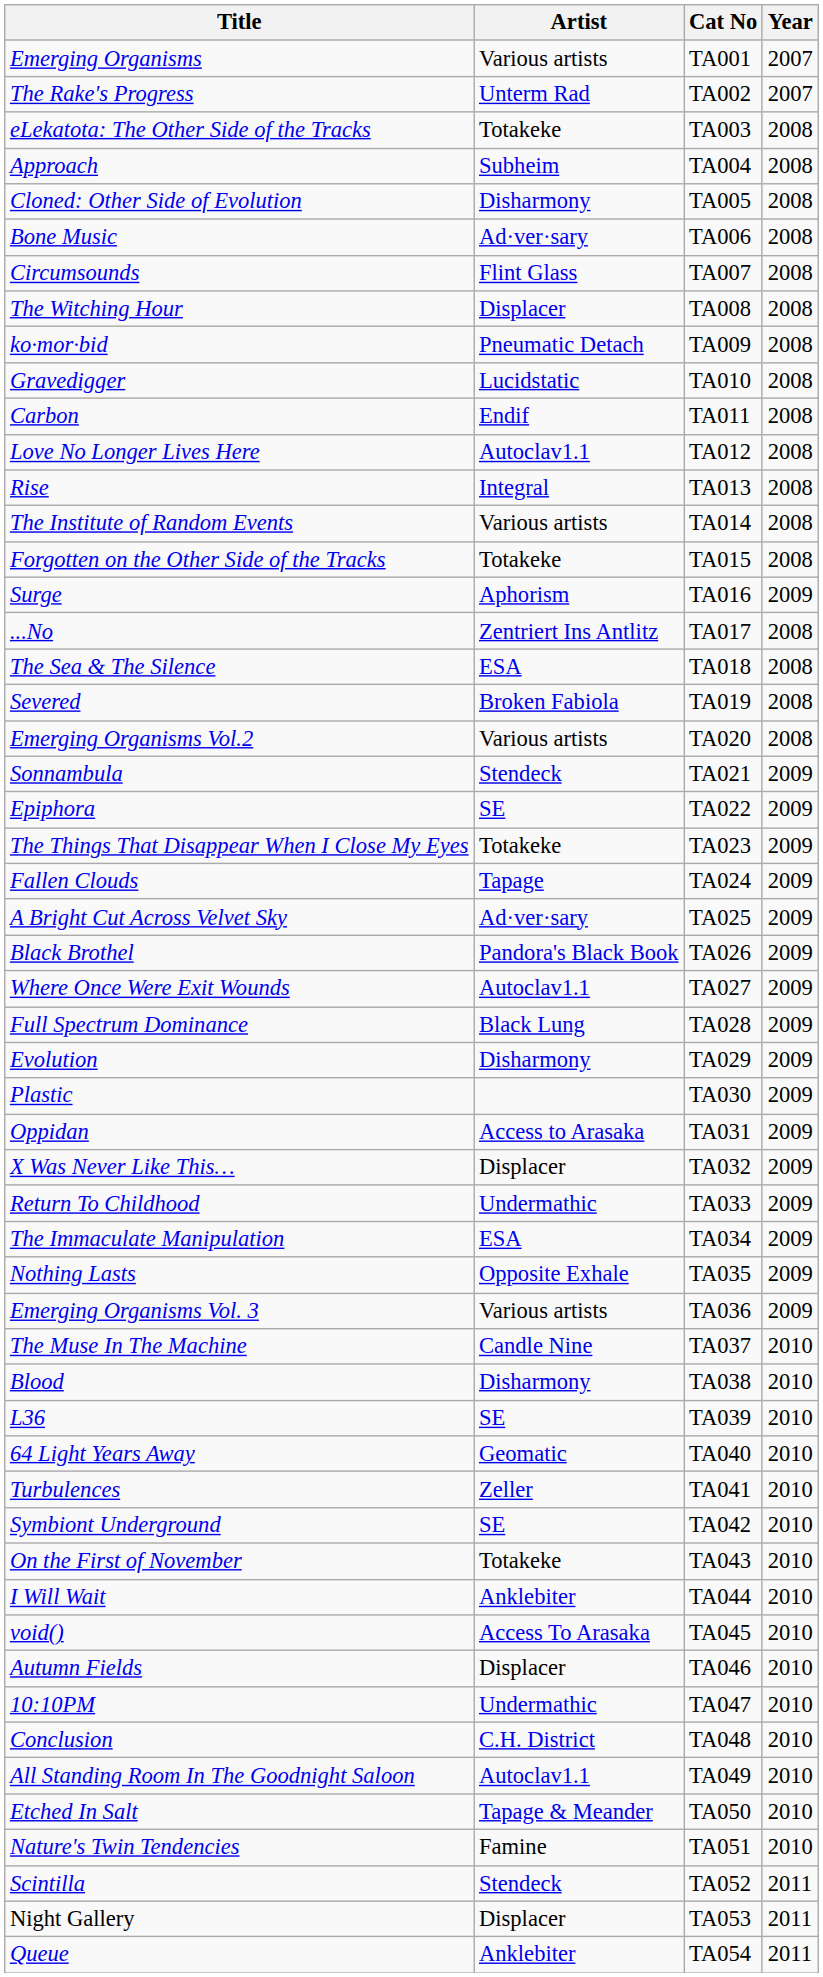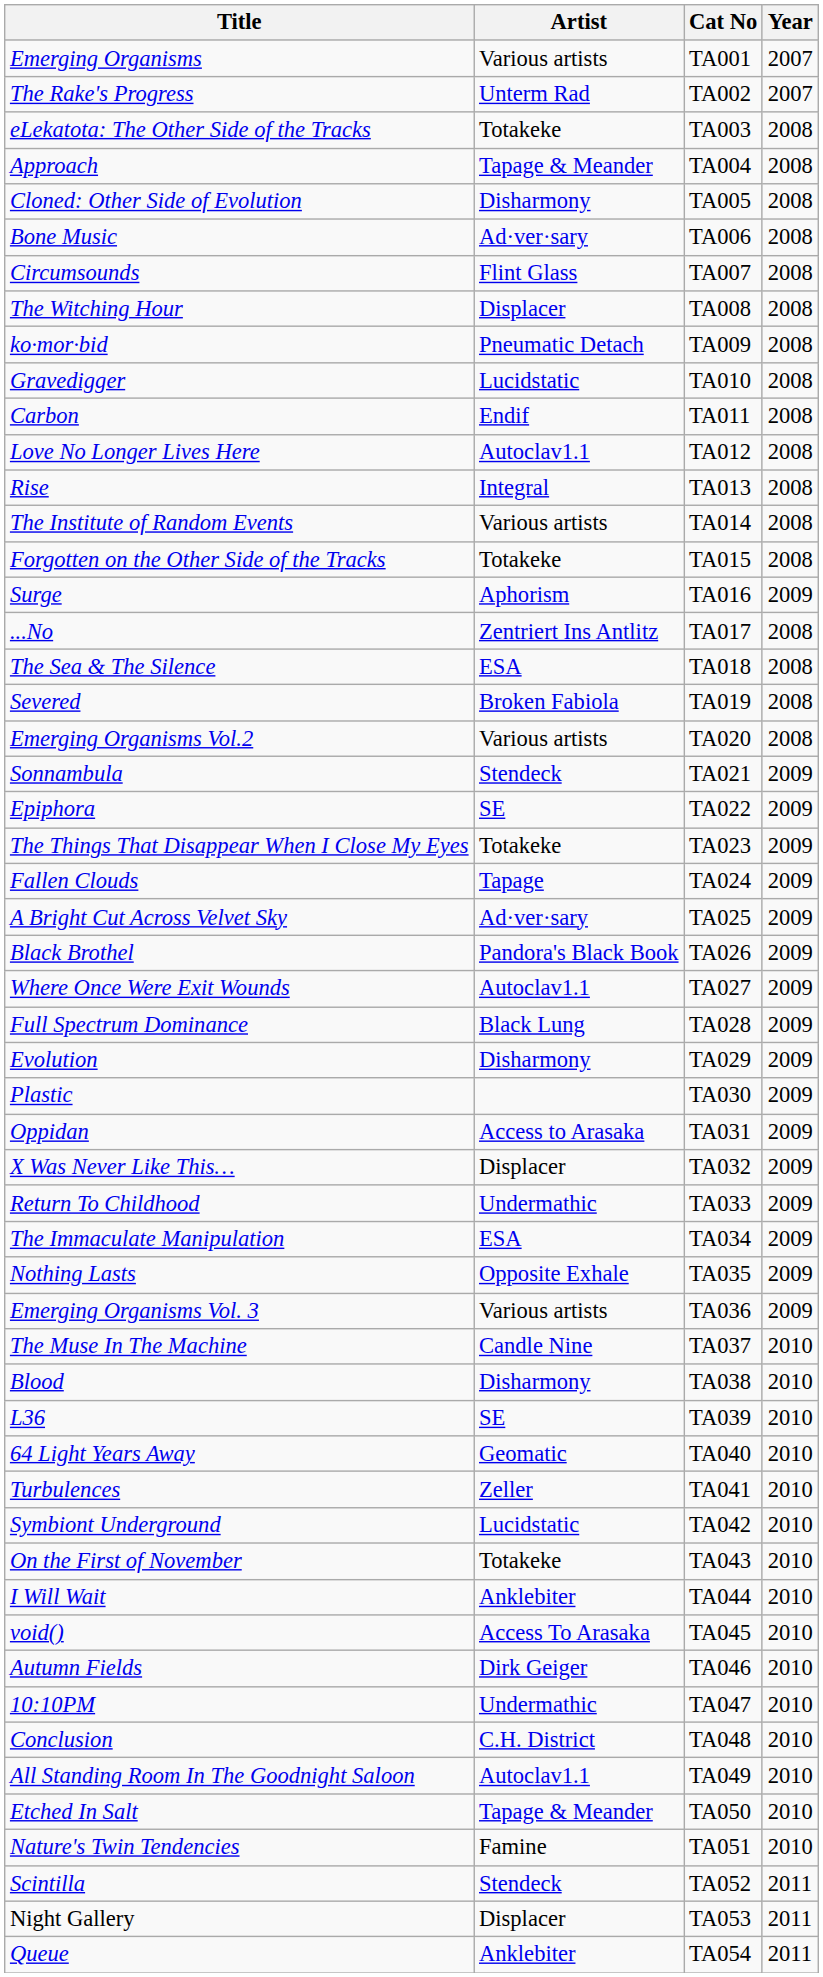(519, 165) Subheim -> (566, 165) Tapage & Meander
(492, 1525) SE -> (529, 1525) Lucidstatic
(522, 1668) Displacer -> (533, 1668) Dirk Geiger
